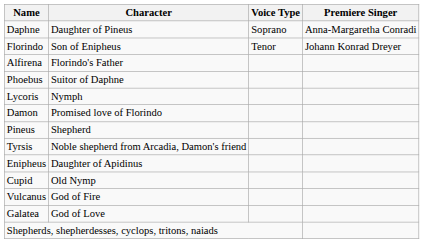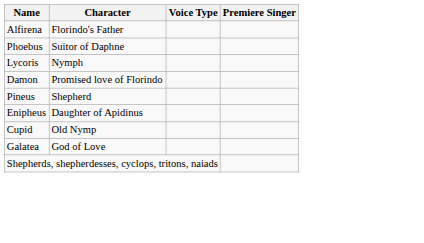- row: (23, 29)
- row: (25, 46)
- row: (20, 146)
- row: (26, 197)
